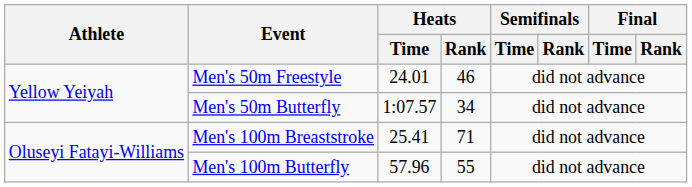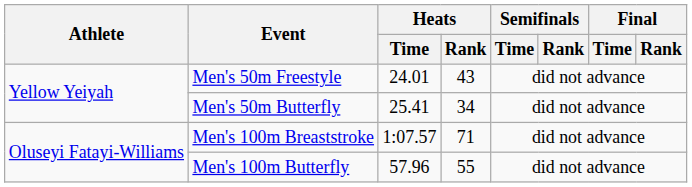(466, 78) 46 -> (466, 78) 43
(409, 107) 1:07.57 -> (409, 107) 25.41
(409, 137) 25.41 -> (409, 137) 1:07.57
